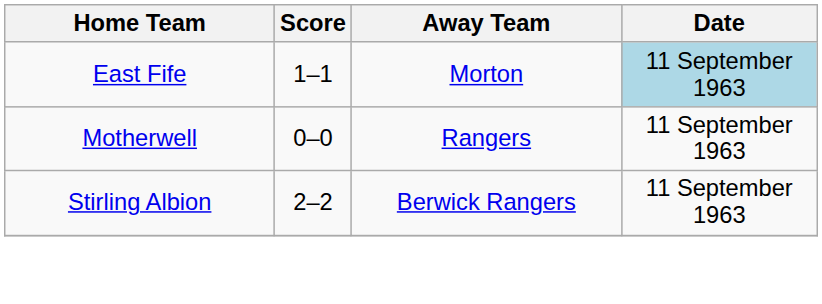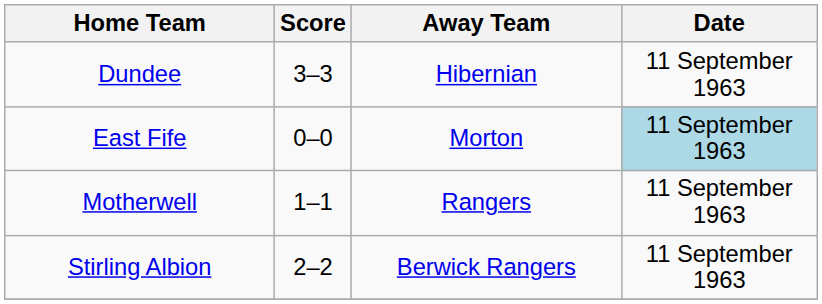+ row: (140, 74)
(313, 74) 1–1 -> (313, 138) 0–0
(313, 138) 0–0 -> (313, 202) 1–1
